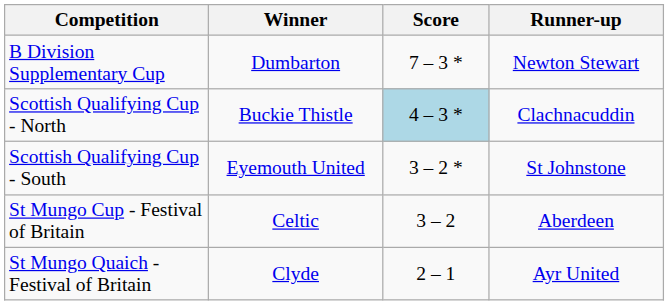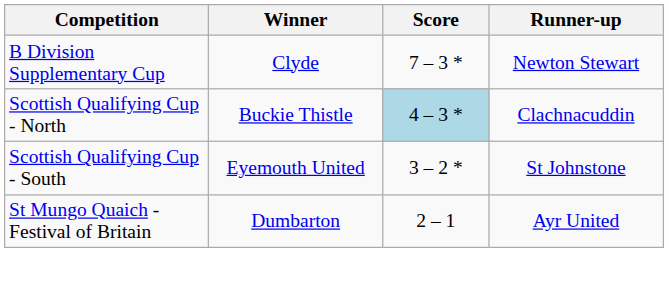(296, 61) Dumbarton -> (296, 61) Clyde
- row: (106, 220)
(296, 273) Clyde -> (296, 220) Dumbarton
